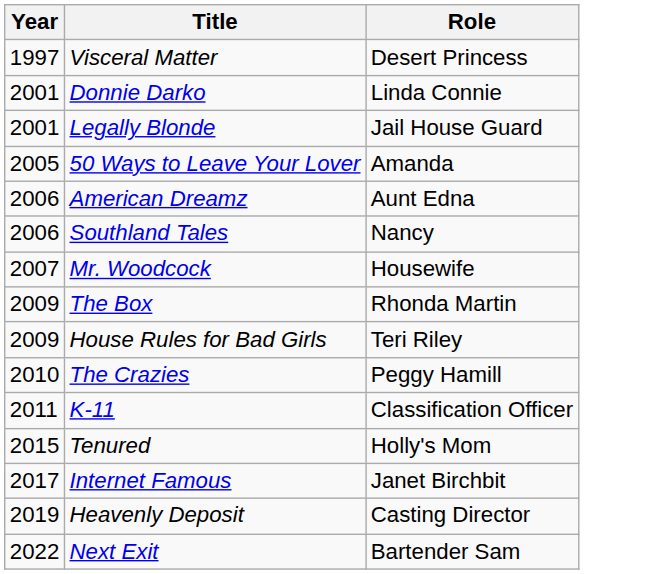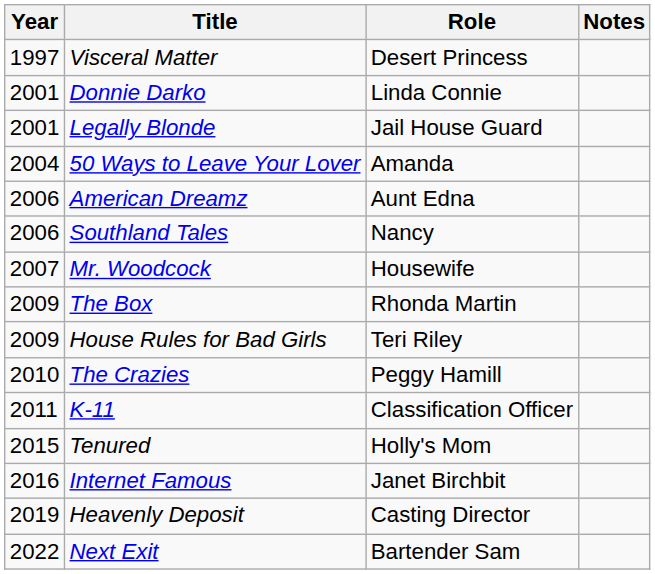+ column: (614, 22)
(35, 163) 2005 -> (35, 163) 2004
(35, 480) 2017 -> (35, 480) 2016
